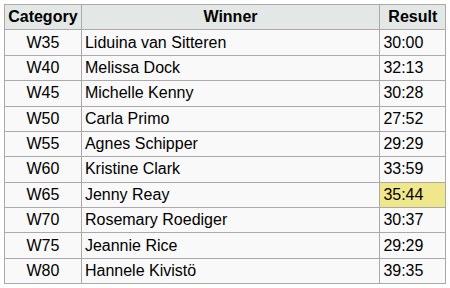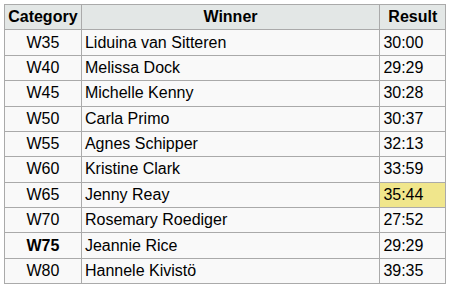(403, 67) 32:13 -> (403, 67) 29:29
(403, 118) 27:52 -> (403, 118) 30:37
(403, 144) 29:29 -> (403, 144) 32:13
(403, 220) 30:37 -> (403, 220) 27:52
(43, 245) normal -> (43, 245) bold
